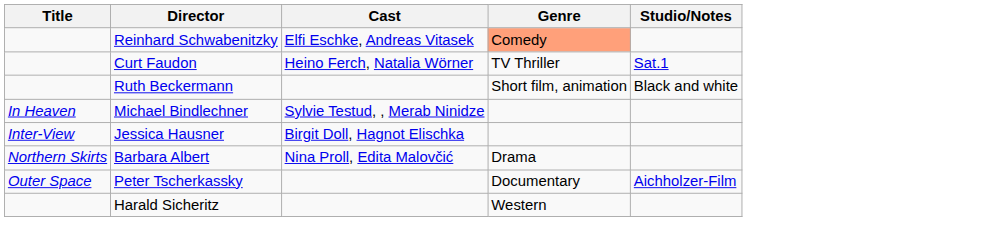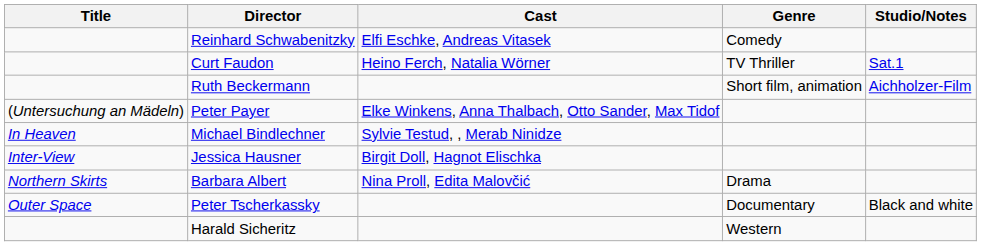(519, 39) lightsalmon background -> (754, 39) no background
(686, 87) Black and white -> (920, 87) Aichholzer-Film
+ row: (230, 110)
(685, 181) Aichholzer-Film -> (921, 205) Black and white
